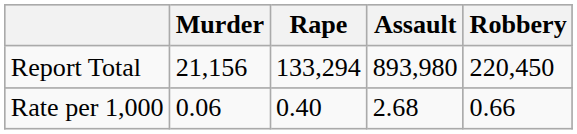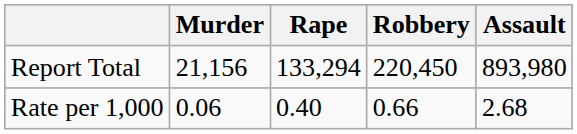columns swapped: (518, 25) <-> (415, 25)
